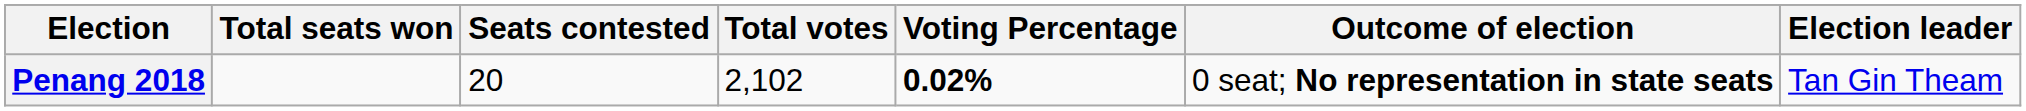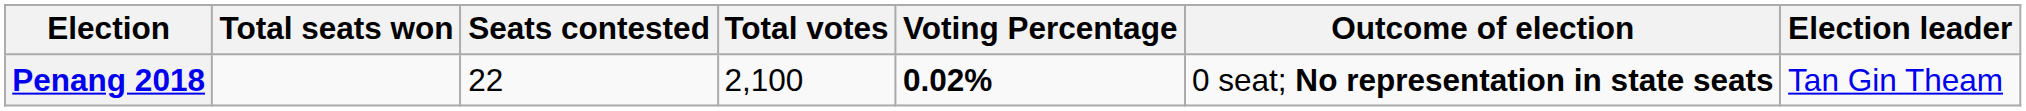(486, 79) 20 -> (486, 79) 22
(764, 79) 2,102 -> (764, 79) 2,100
